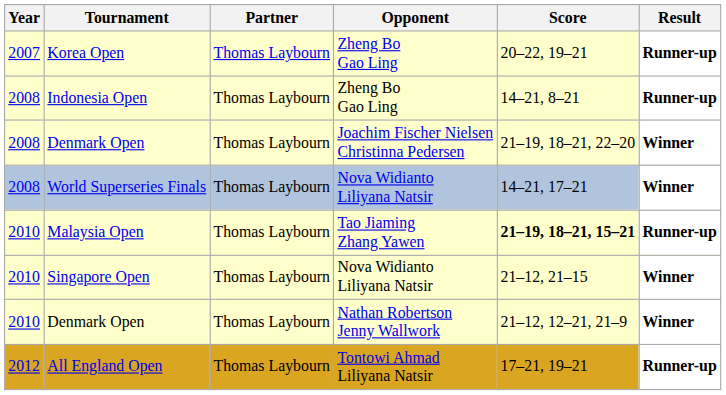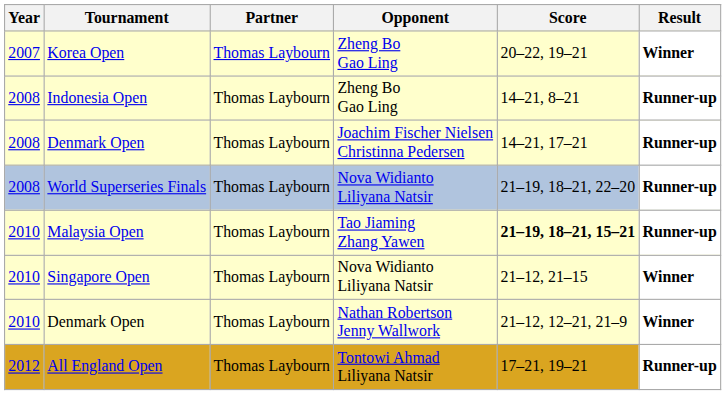(680, 53) Runner-up -> (668, 53) Winner
(568, 143) 21–19, 18–21, 22–20 -> (544, 143) 14–21, 17–21
(668, 143) Winner -> (680, 143) Runner-up
(544, 187) 14–21, 17–21 -> (568, 187) 21–19, 18–21, 22–20
(668, 187) Winner -> (680, 187) Runner-up
